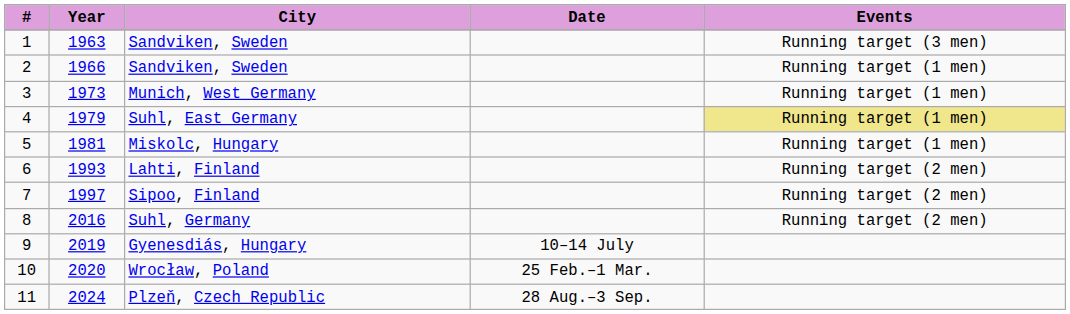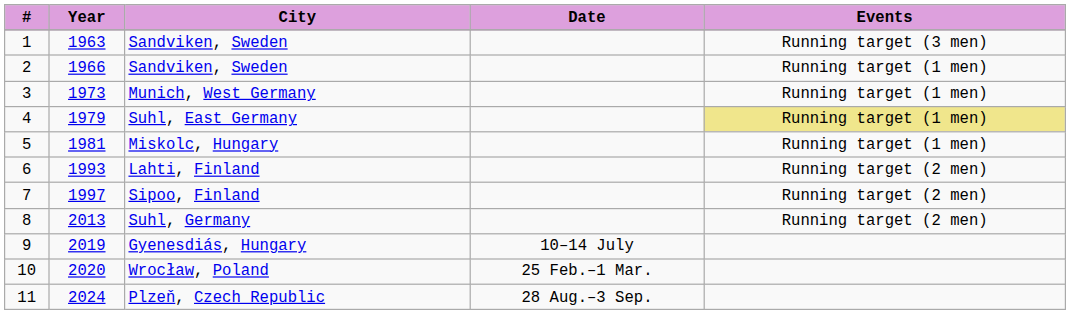(87, 221) 2016 -> (87, 221) 2013
